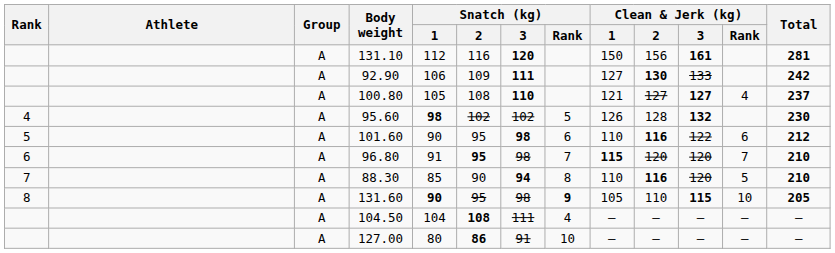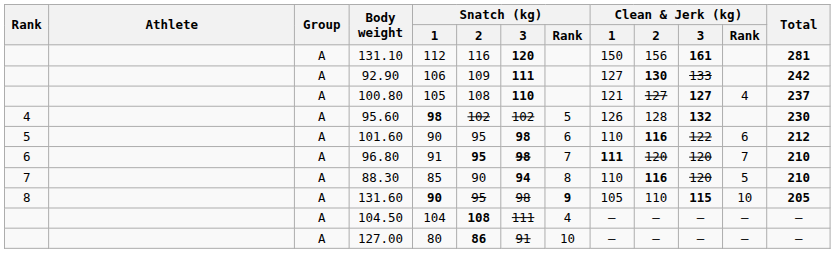(523, 157) normal -> (523, 157) bold
(612, 157) 115 -> (612, 157) 111
